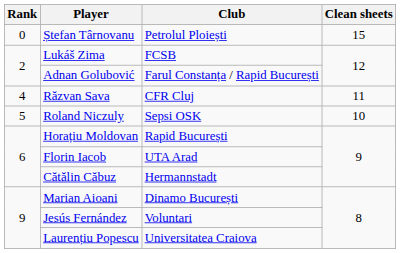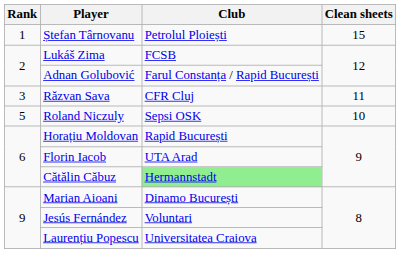(22, 34) 0 -> (22, 34) 1
(22, 95) 4 -> (22, 95) 3
(181, 177) no background -> (181, 177) lightgreen background
